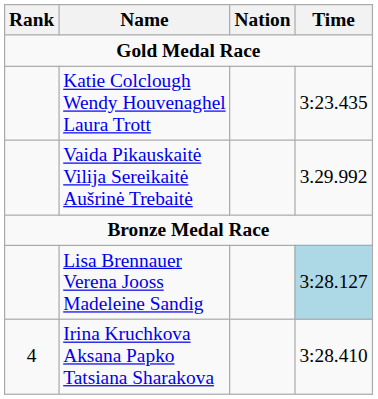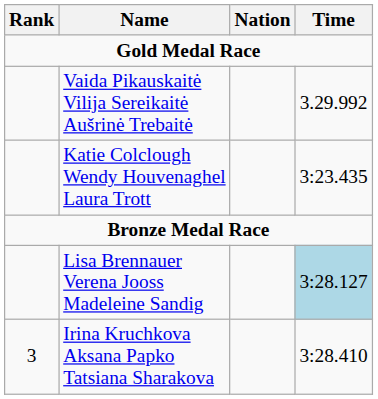rows swapped: (144, 103) <-> (132, 177)
(32, 356) 4 -> (32, 356) 3
